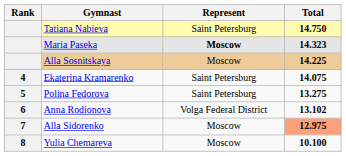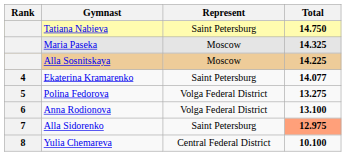(224, 45) bold -> (224, 45) normal
(313, 45) 14.323 -> (313, 45) 14.325
(313, 77) 14.075 -> (313, 77) 14.077
(224, 94) Saint Petersburg -> (224, 94) Volga Federal District
(313, 110) 13.102 -> (313, 110) 13.100
(224, 126) Moscow -> (224, 126) Saint Petersburg
(224, 143) Moscow -> (224, 143) Central Federal District
